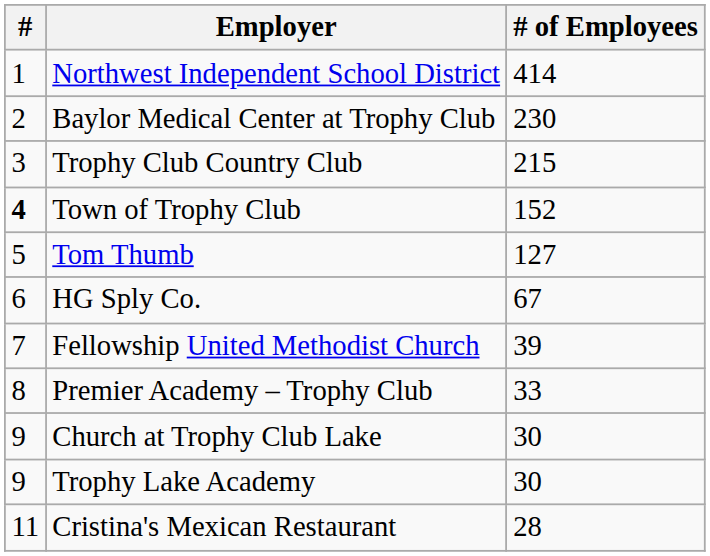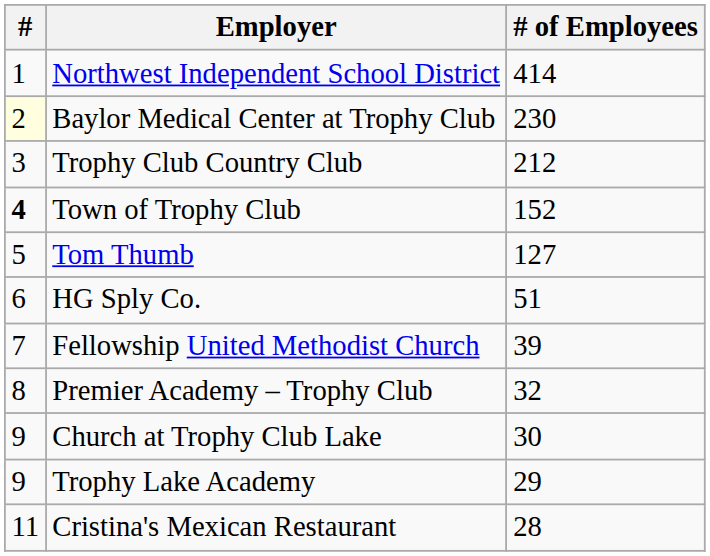(19, 118) no background -> (19, 118) lightyellow background
(535, 163) 215 -> (535, 163) 212
(528, 299) 67 -> (528, 299) 51
(528, 390) 33 -> (528, 390) 32
(528, 481) 30 -> (528, 481) 29
